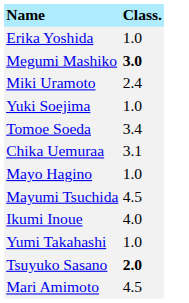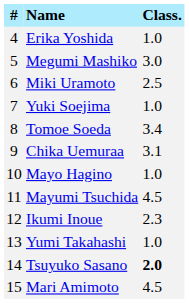+ column: (14, 15)
(132, 60) bold -> (152, 60) normal
(132, 83) 2.4 -> (152, 83) 2.5
(132, 219) 4.0 -> (152, 219) 2.3
